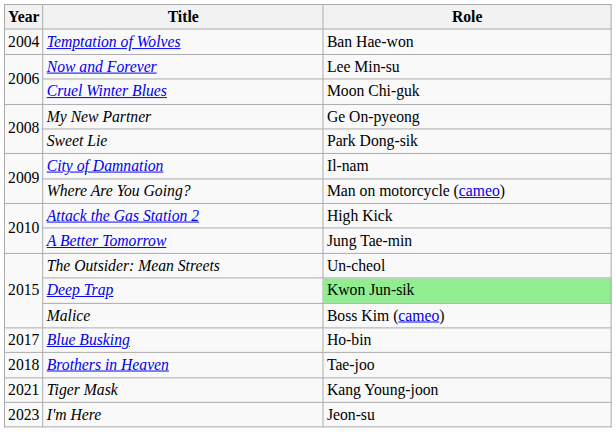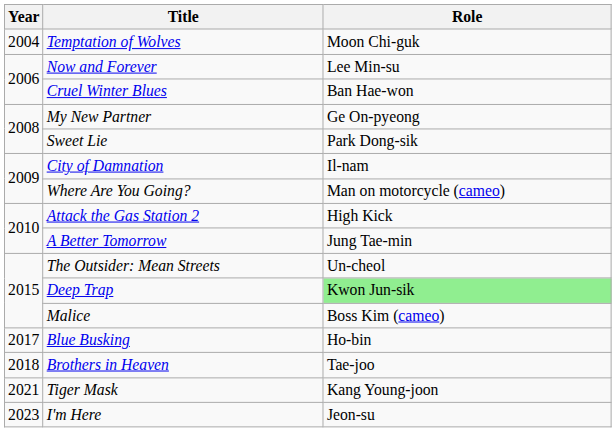(370, 41) Ban Hae-won -> (373, 41) Moon Chi-guk
(373, 91) Moon Chi-guk -> (370, 91) Ban Hae-won
